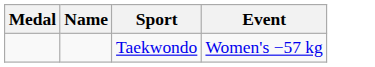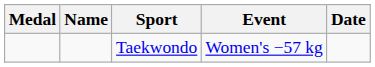+ column: (348, 19)
